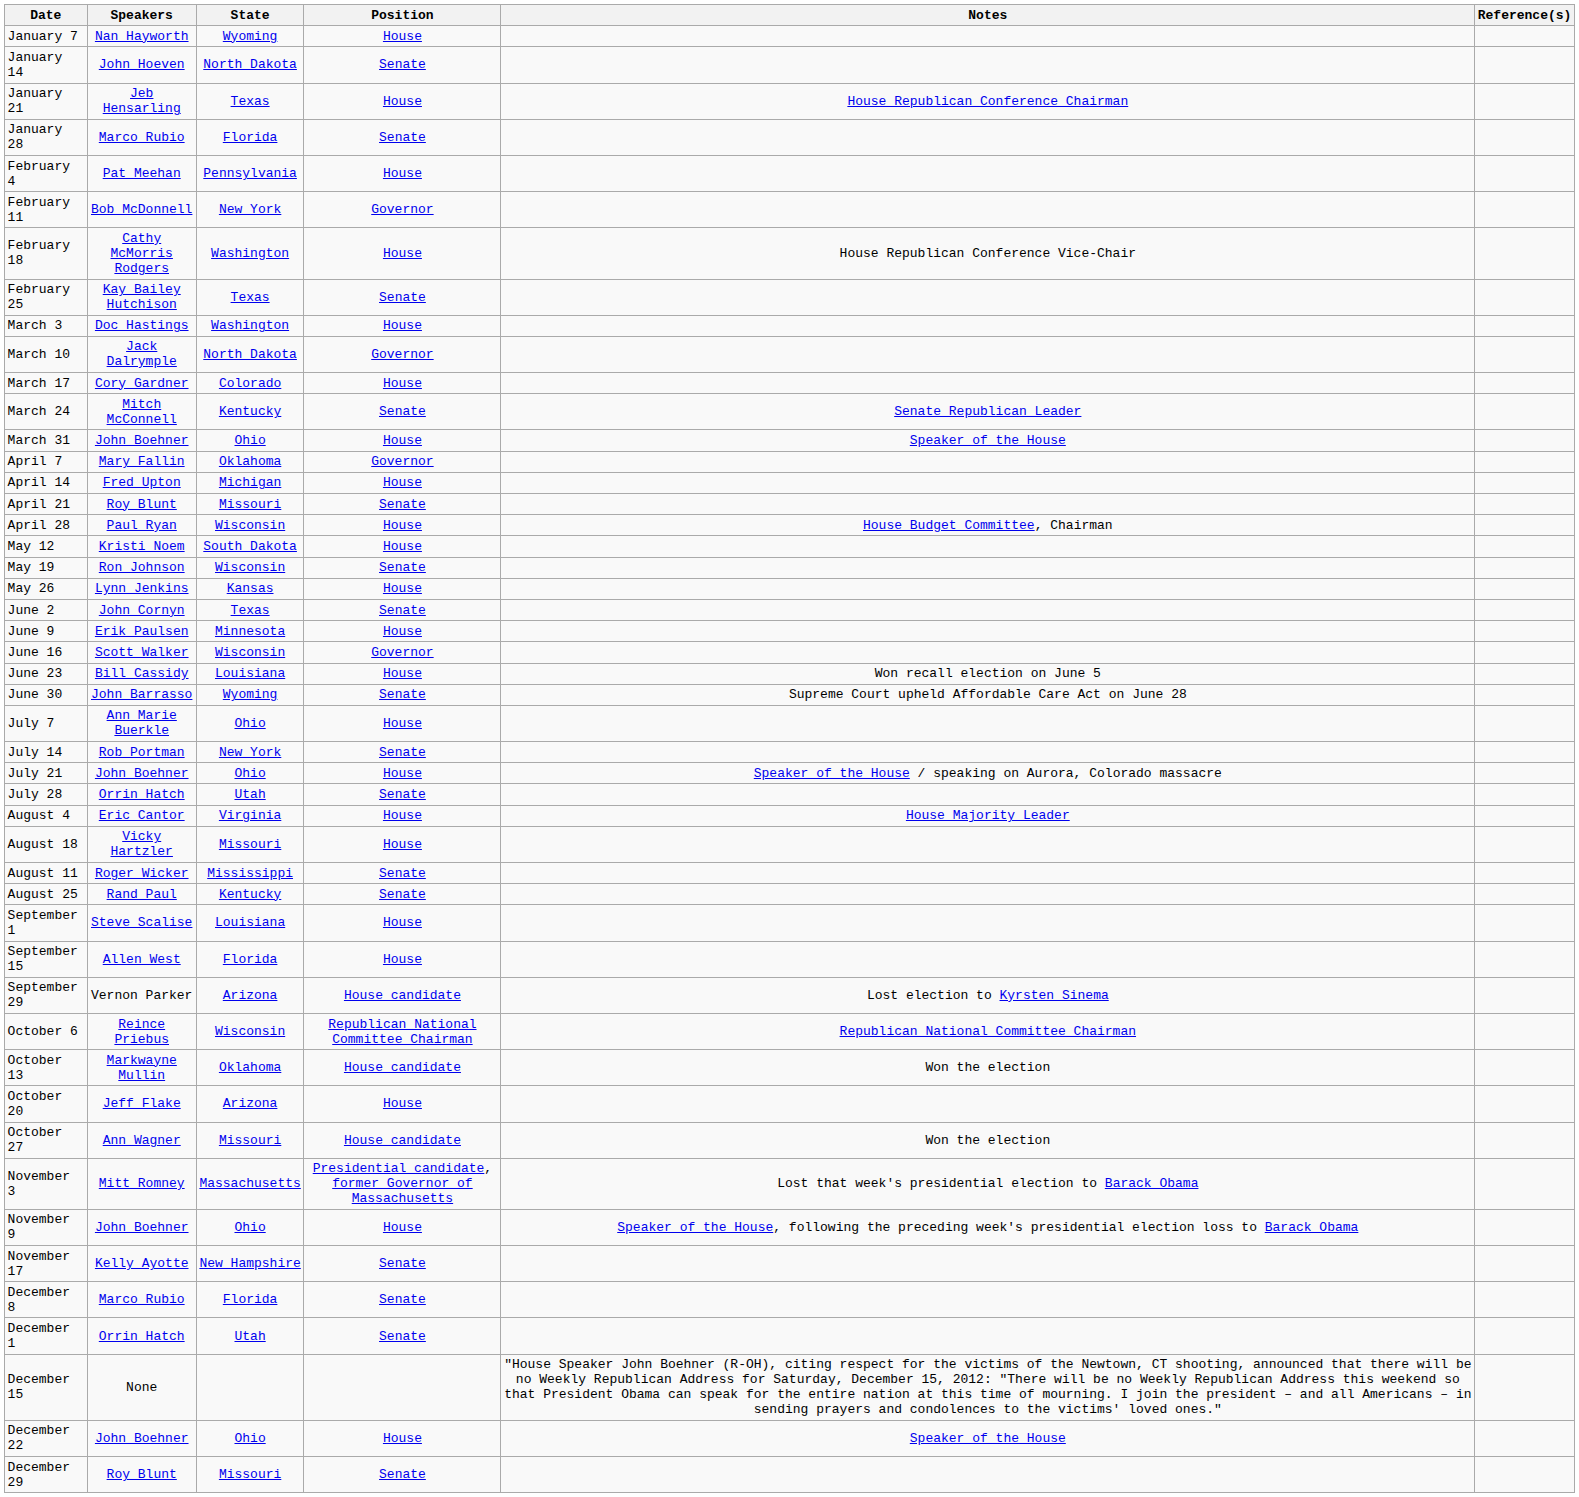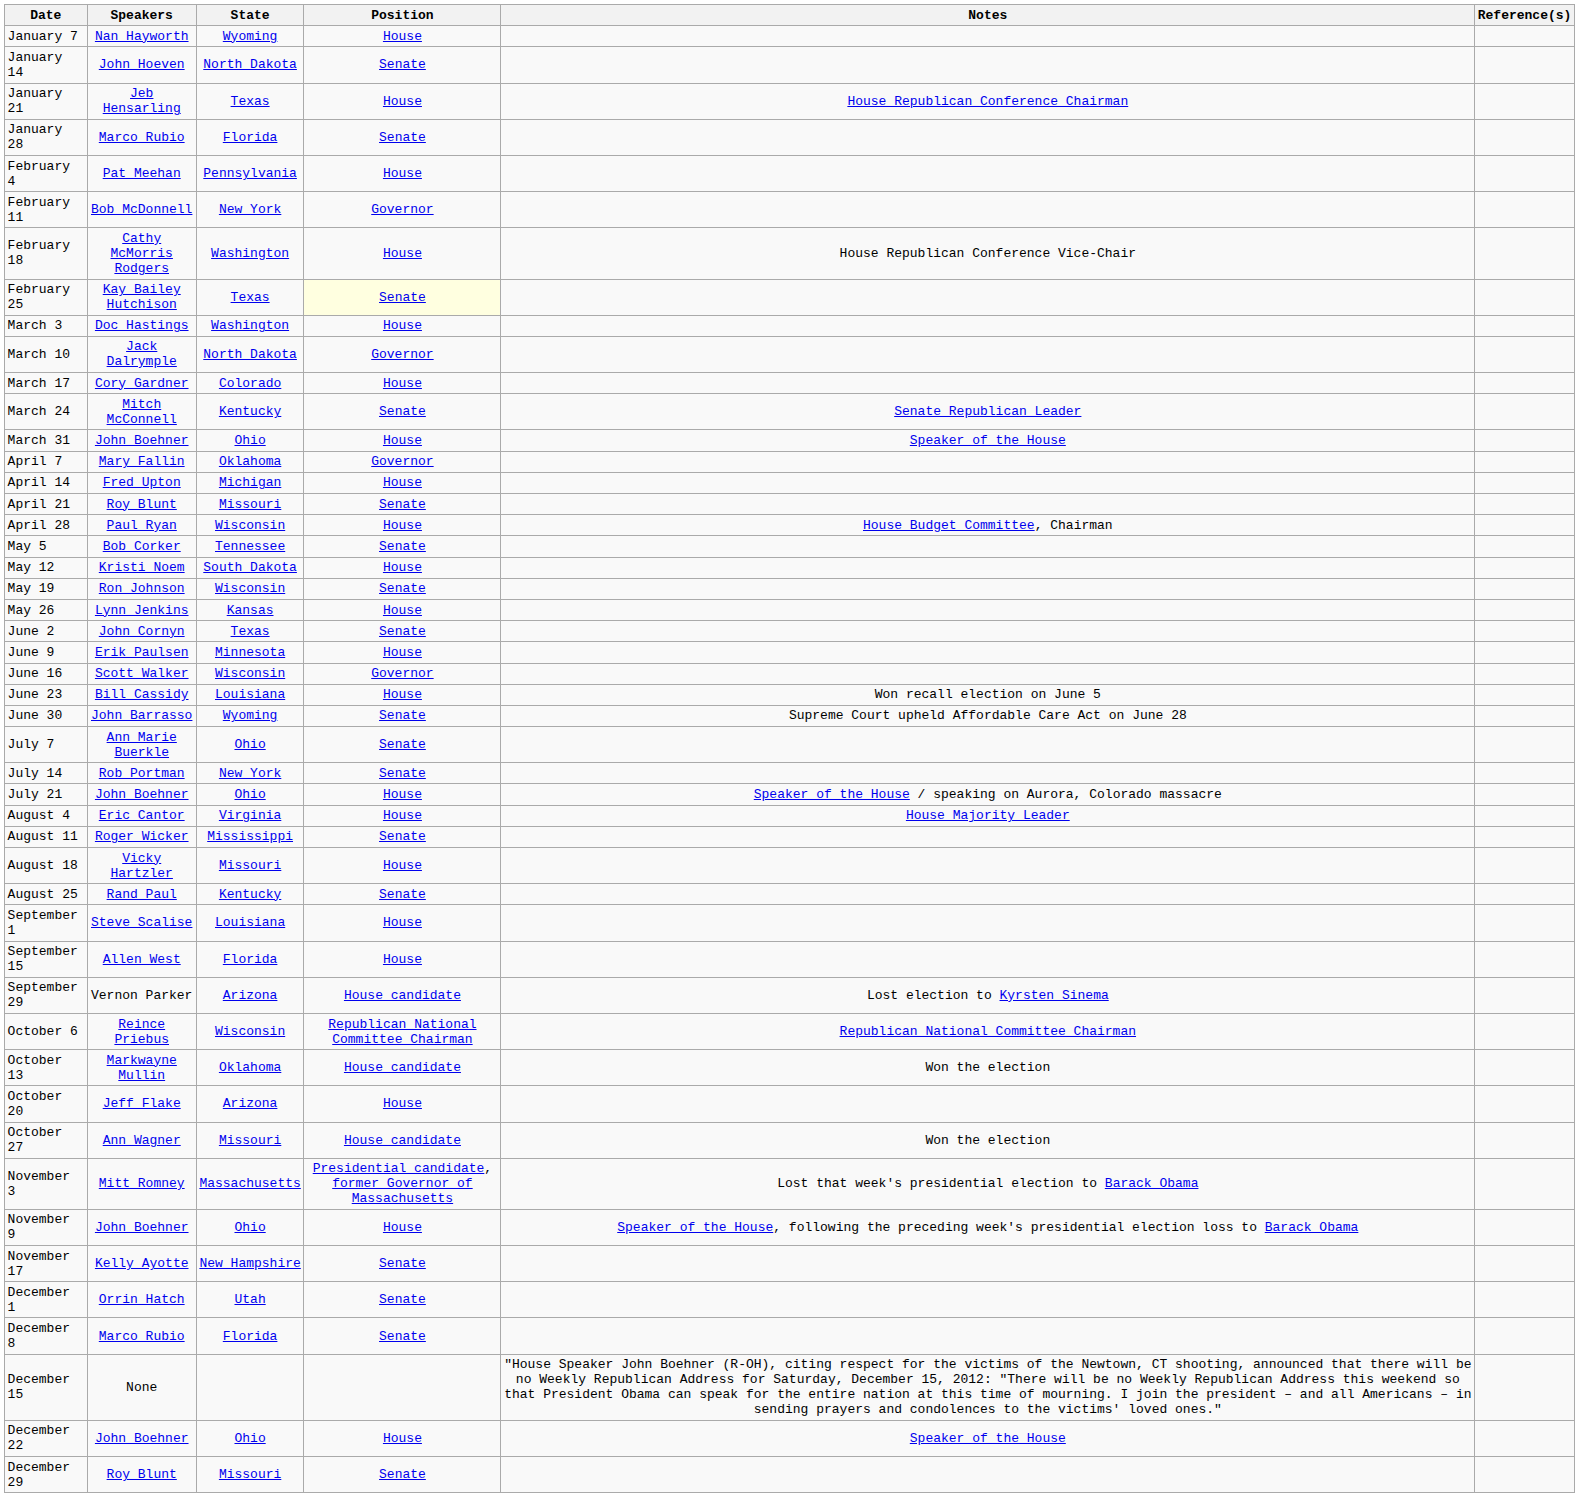(402, 297) no background -> (402, 297) lightyellow background
+ row: (27, 546)
(402, 723) House -> (402, 745) Senate
- row: (35, 795)
rows swapped: (43, 873) <-> (43, 844)
rows swapped: (39, 1336) <-> (39, 1300)
